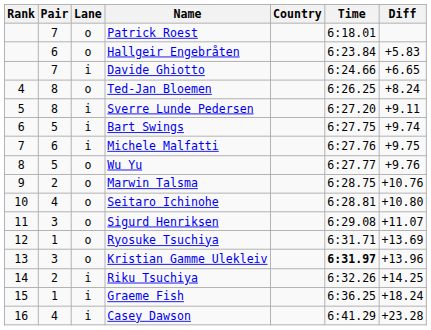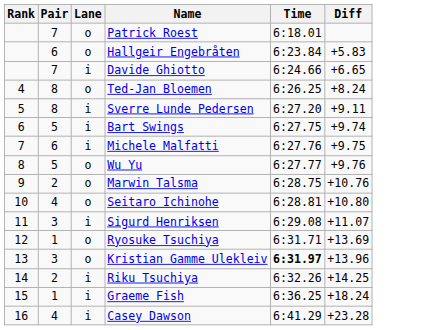- column: (297, 14)
(88, 221) o -> (88, 221) i
